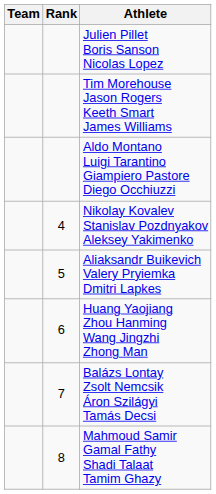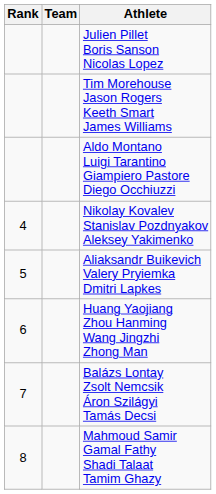columns swapped: (61, 14) <-> (24, 14)
